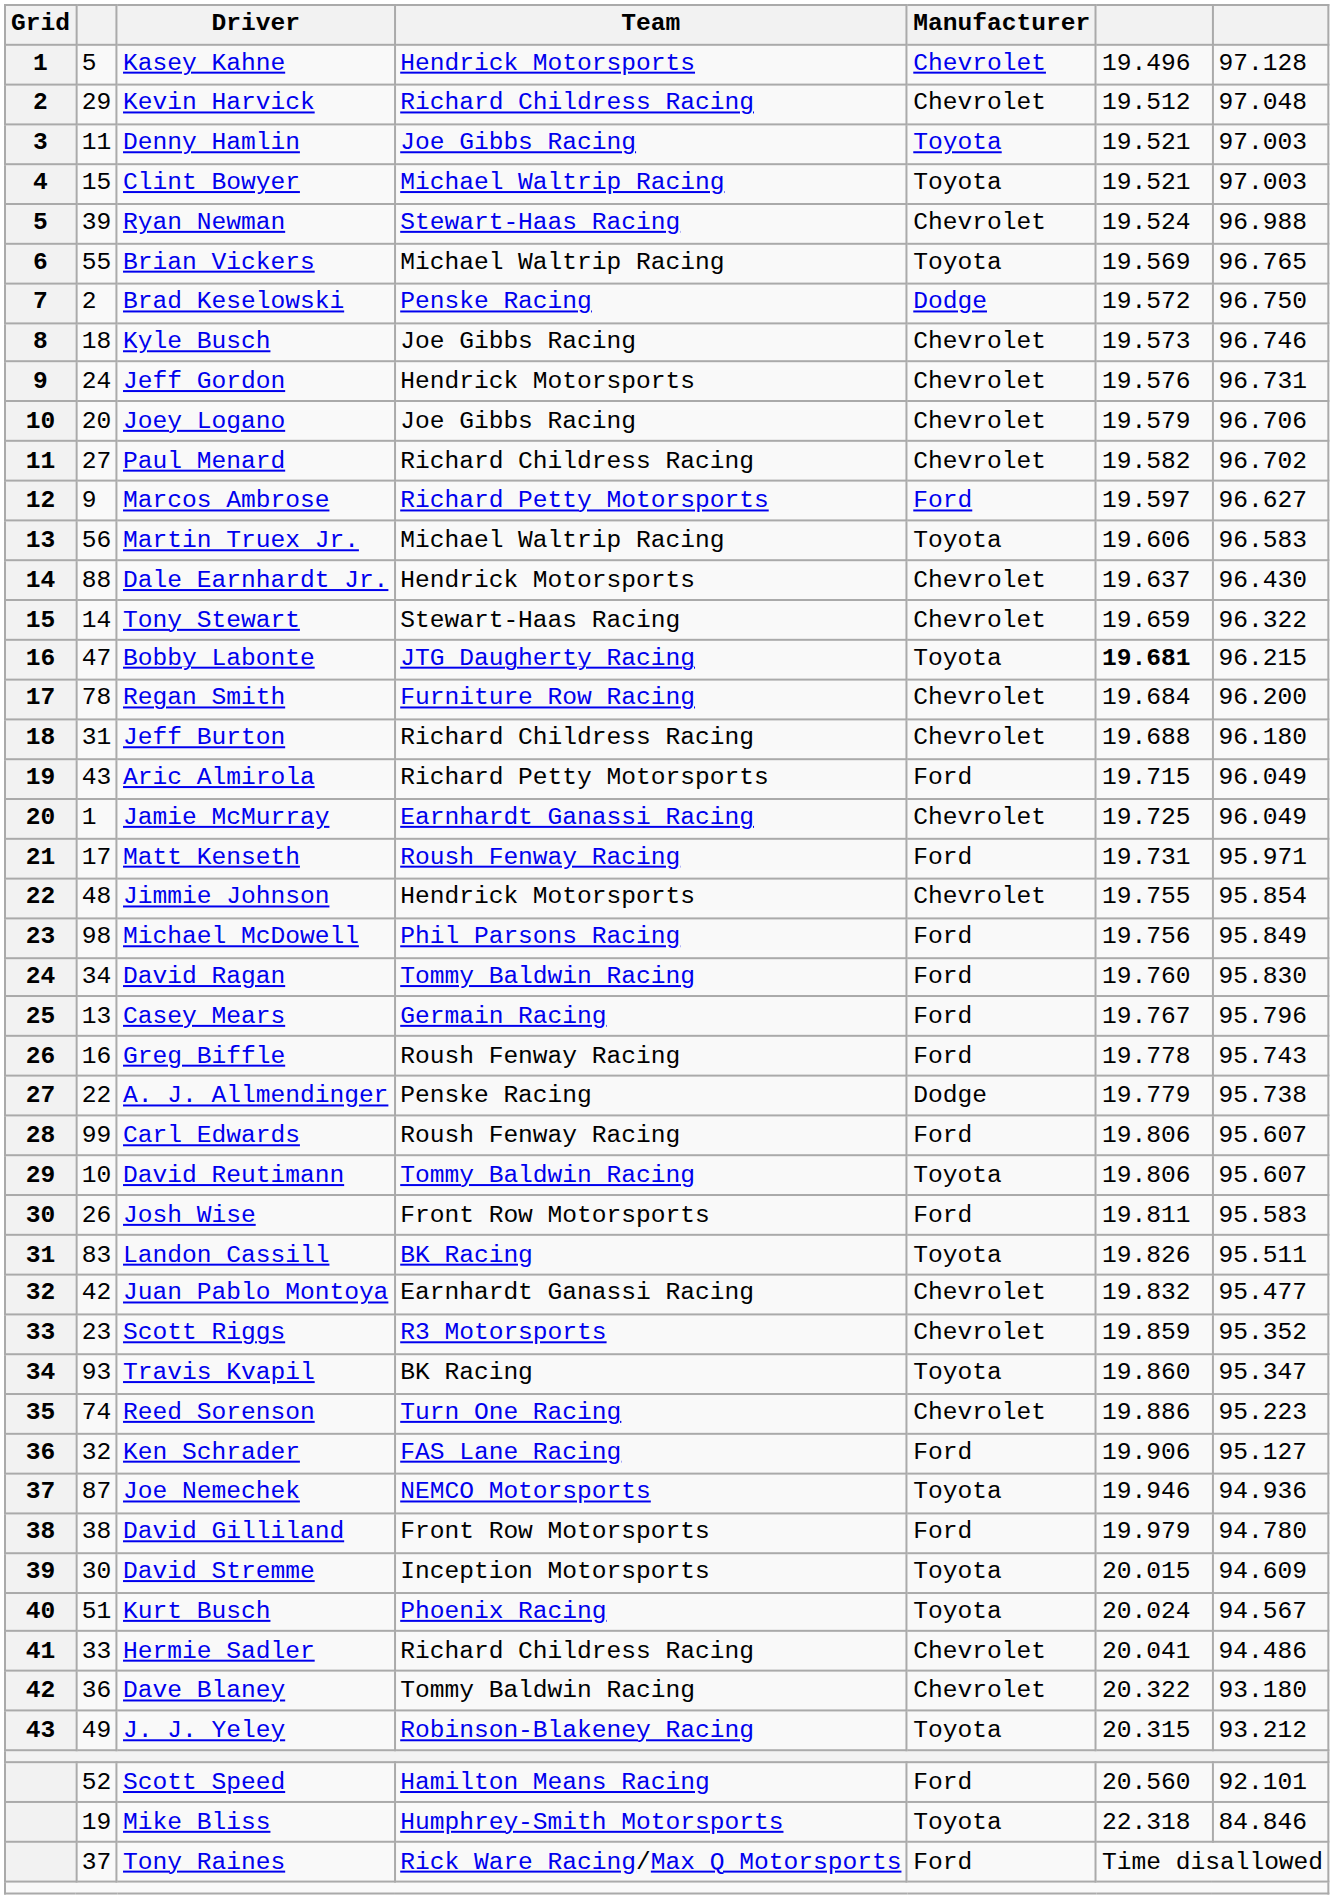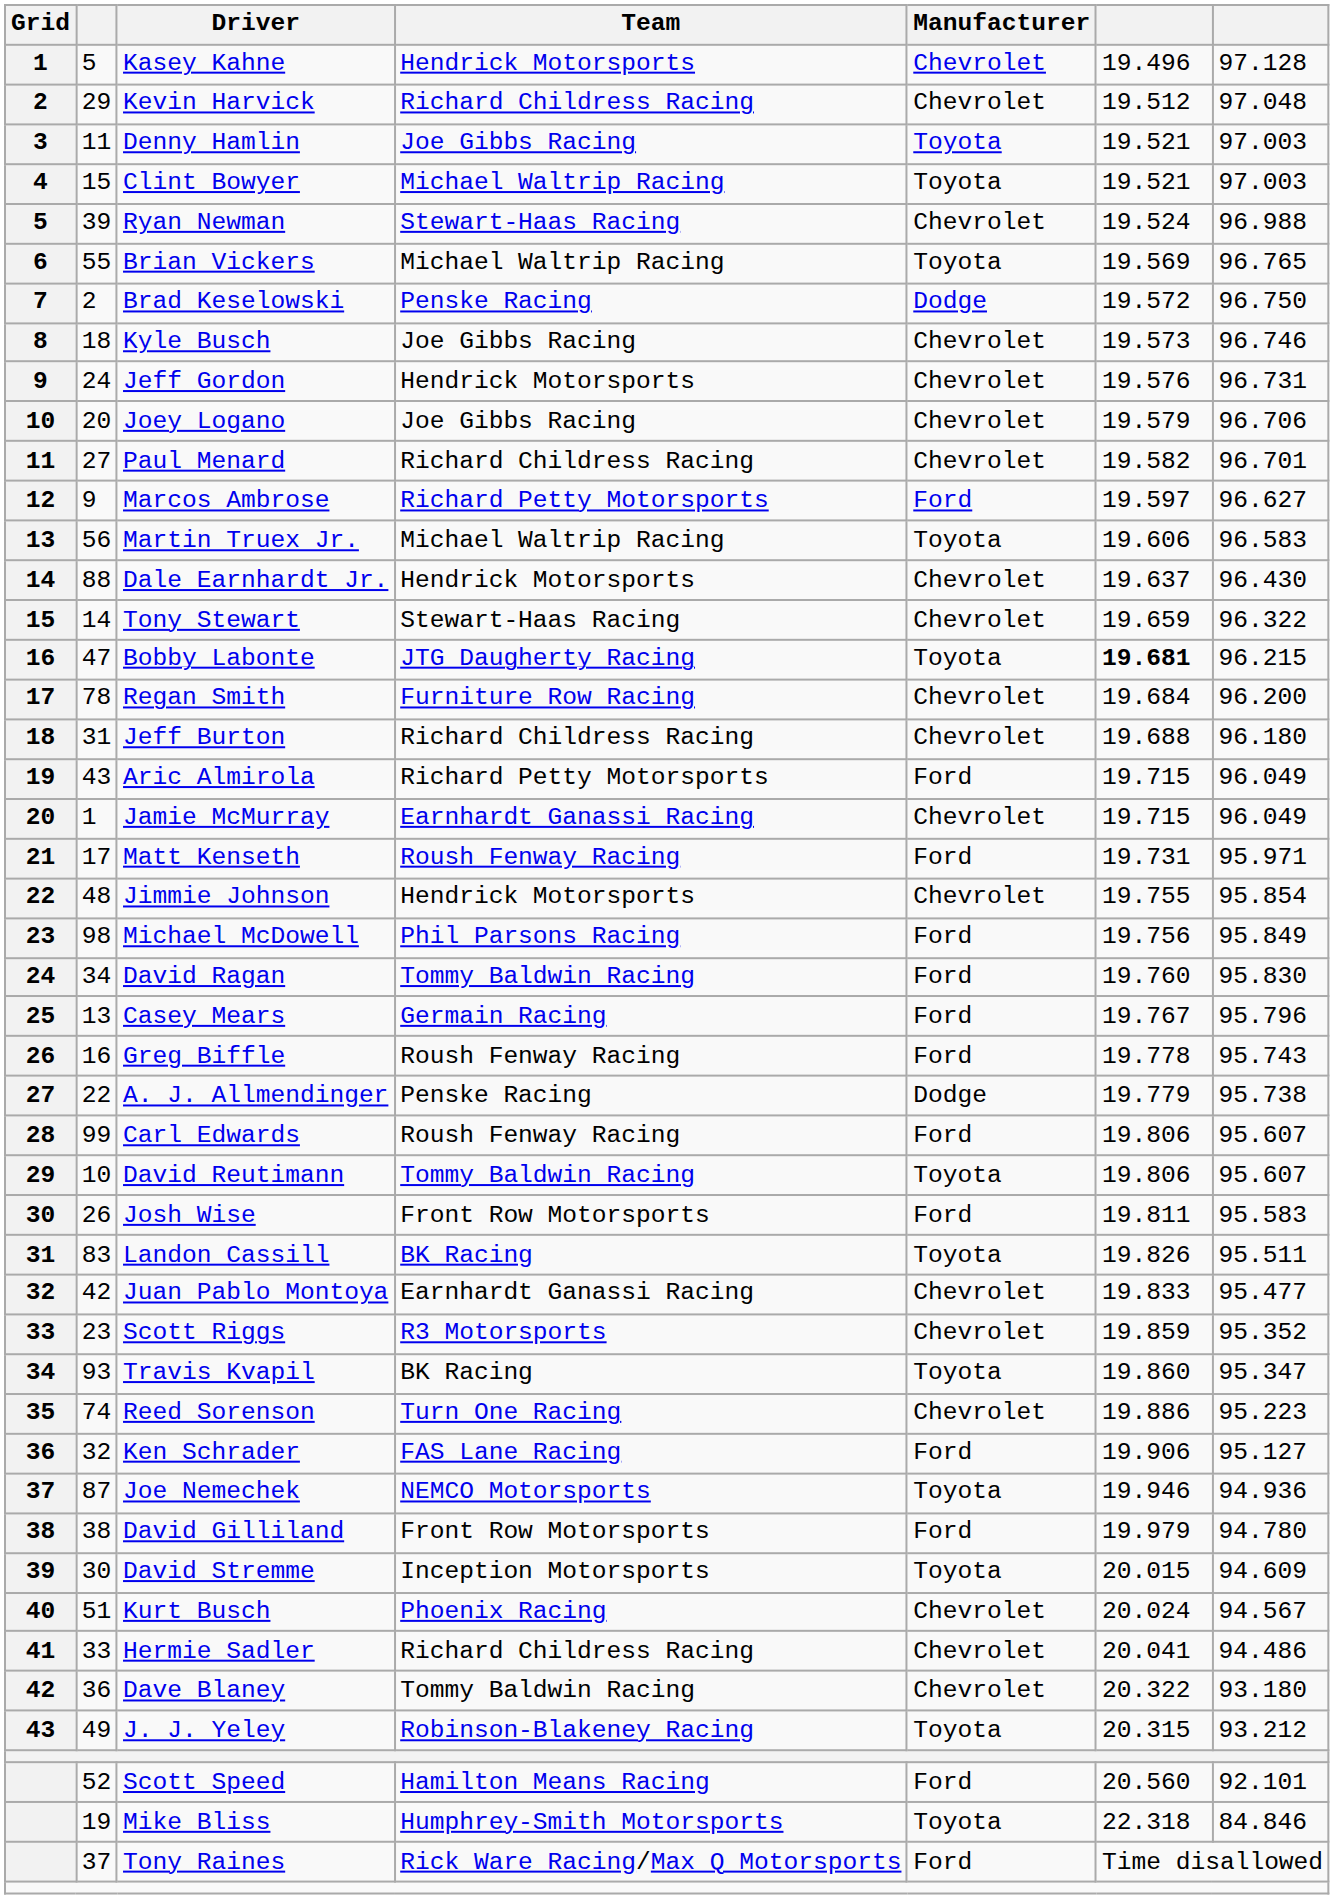(1263, 462) 96.702 -> (1263, 462) 96.701
(1146, 819) 19.725 -> (1146, 819) 19.715
(1146, 1295) 19.832 -> (1146, 1295) 19.833
(958, 1612) Toyota -> (980, 1612) Chevrolet
